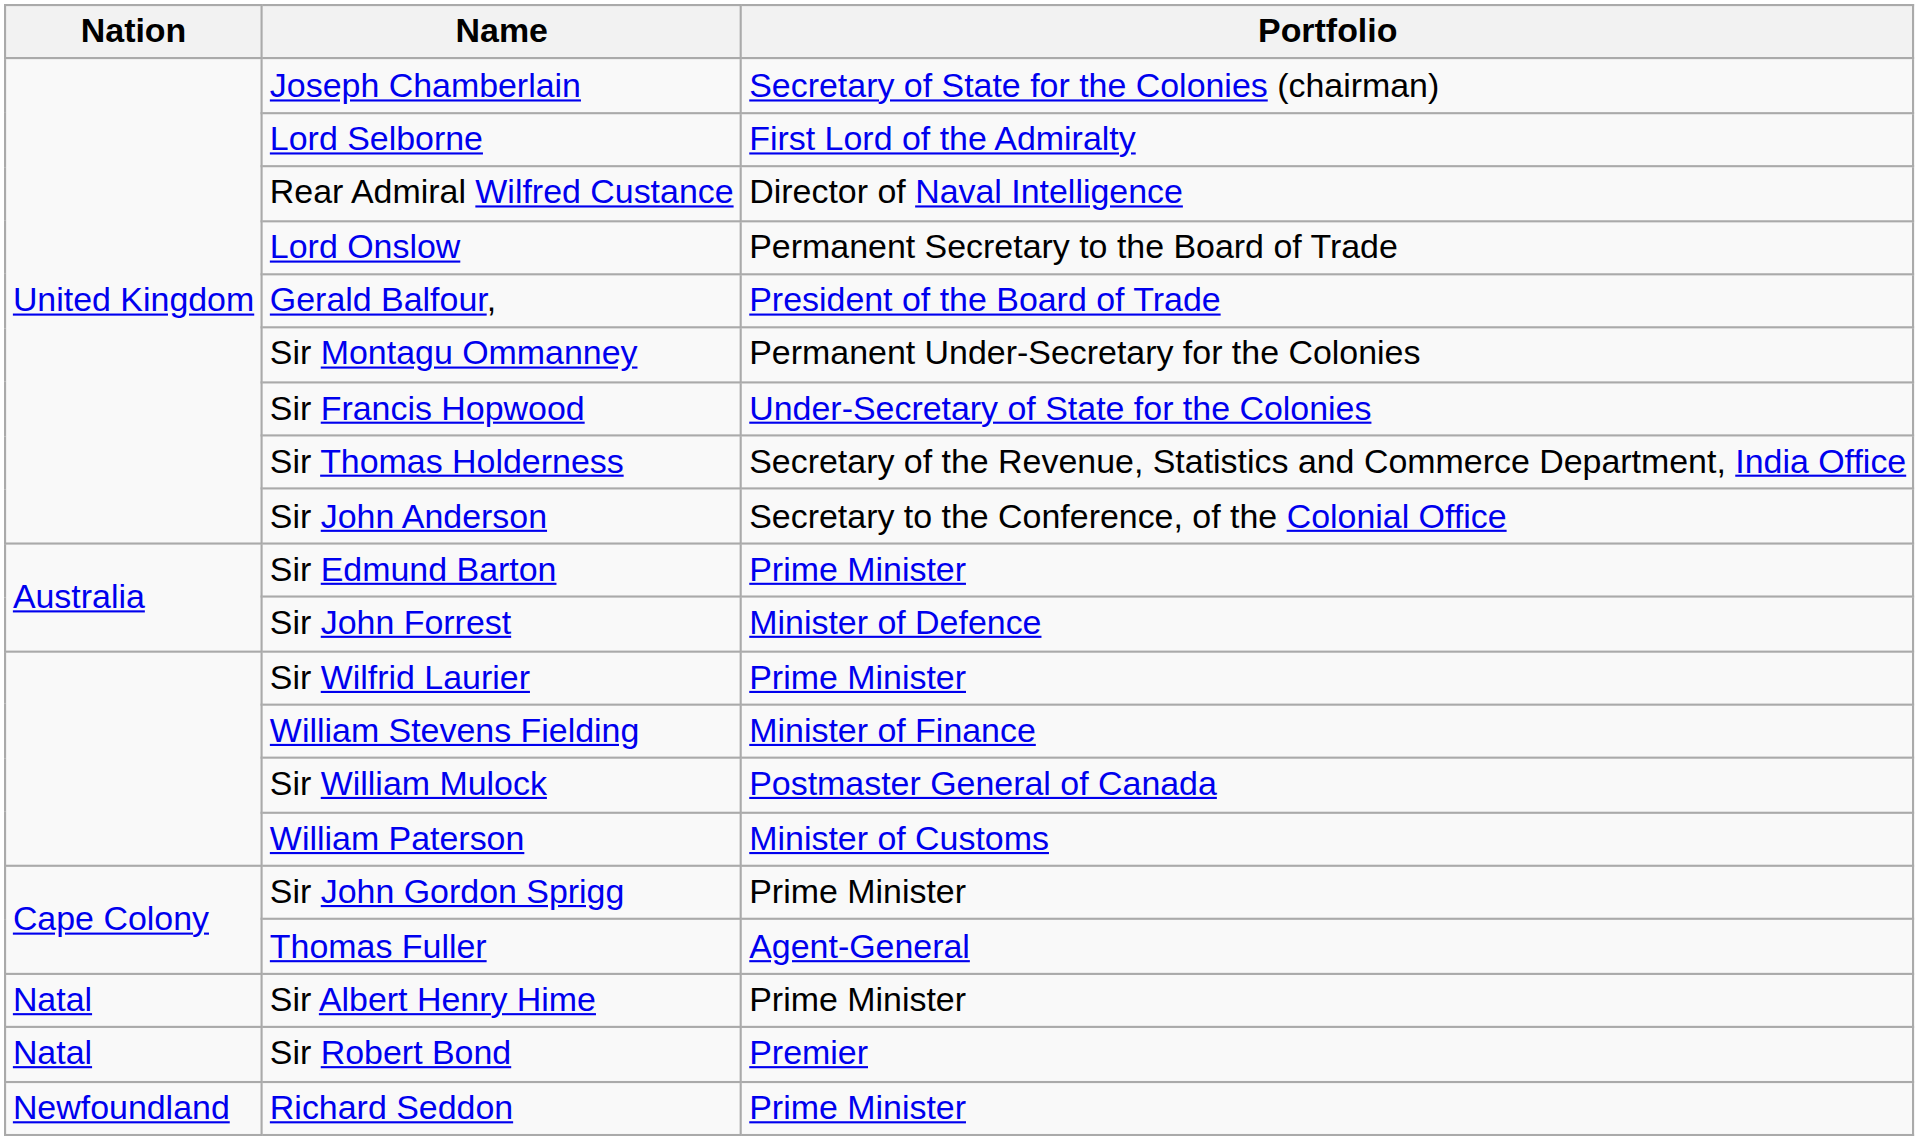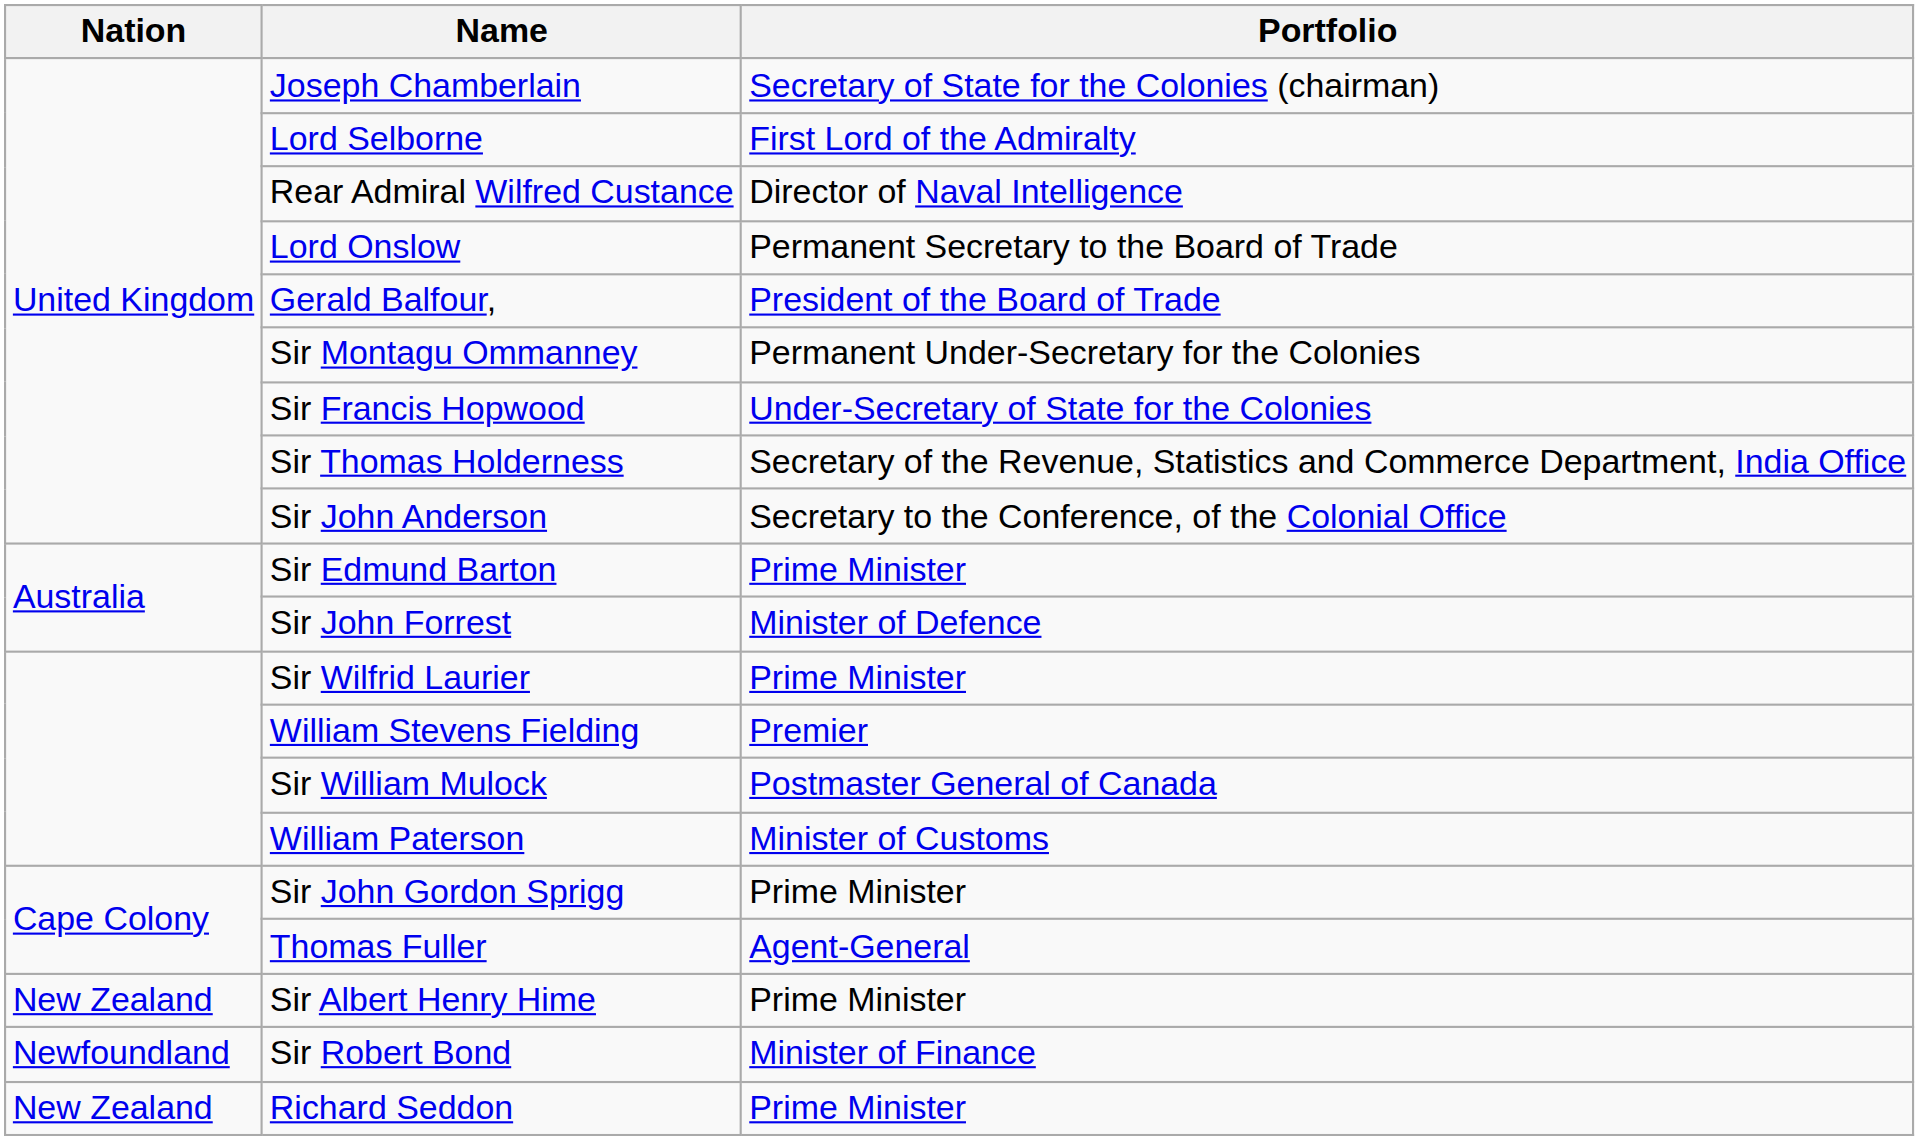(893, 730) Minister of Finance -> (809, 730) Premier
(52, 999) Natal -> (113, 999) New Zealand
(52, 1053) Natal -> (121, 1053) Newfoundland
(809, 1053) Premier -> (893, 1053) Minister of Finance
(121, 1107) Newfoundland -> (113, 1107) New Zealand
